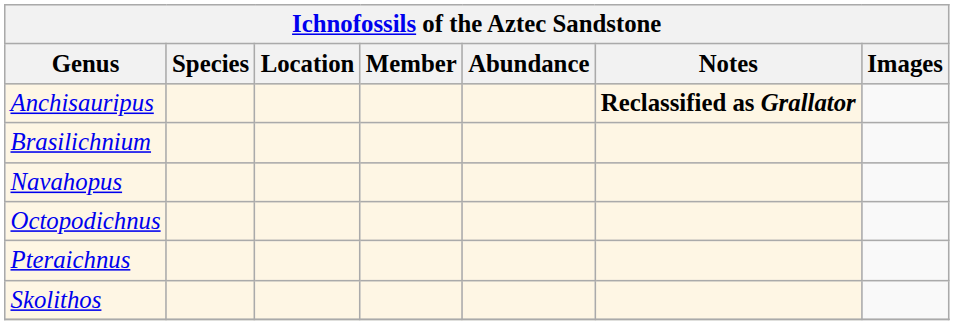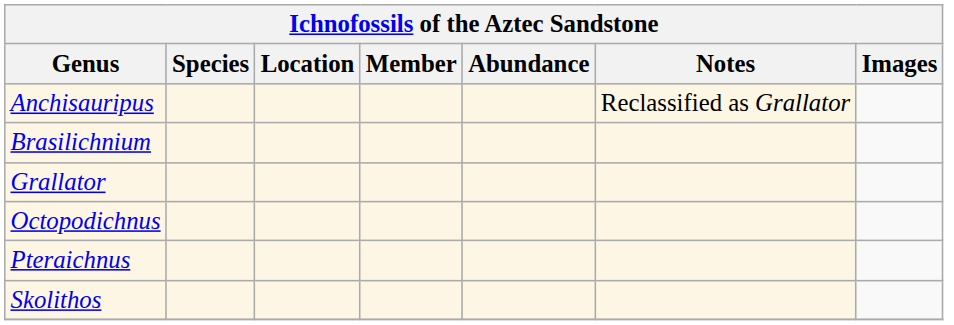(728, 102) bold -> (726, 102) normal
+ row: (58, 181)
- row: (66, 181)
